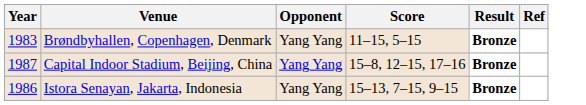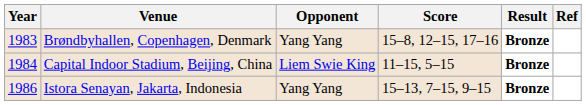(385, 40) 11–15, 5–15 -> (440, 40) 15–8, 12–15, 17–16
(22, 64) 1987 -> (22, 64) 1984
(311, 64) Yang Yang -> (327, 64) Liem Swie King
(407, 64) 15–8, 12–15, 17–16 -> (418, 64) 11–15, 5–15
